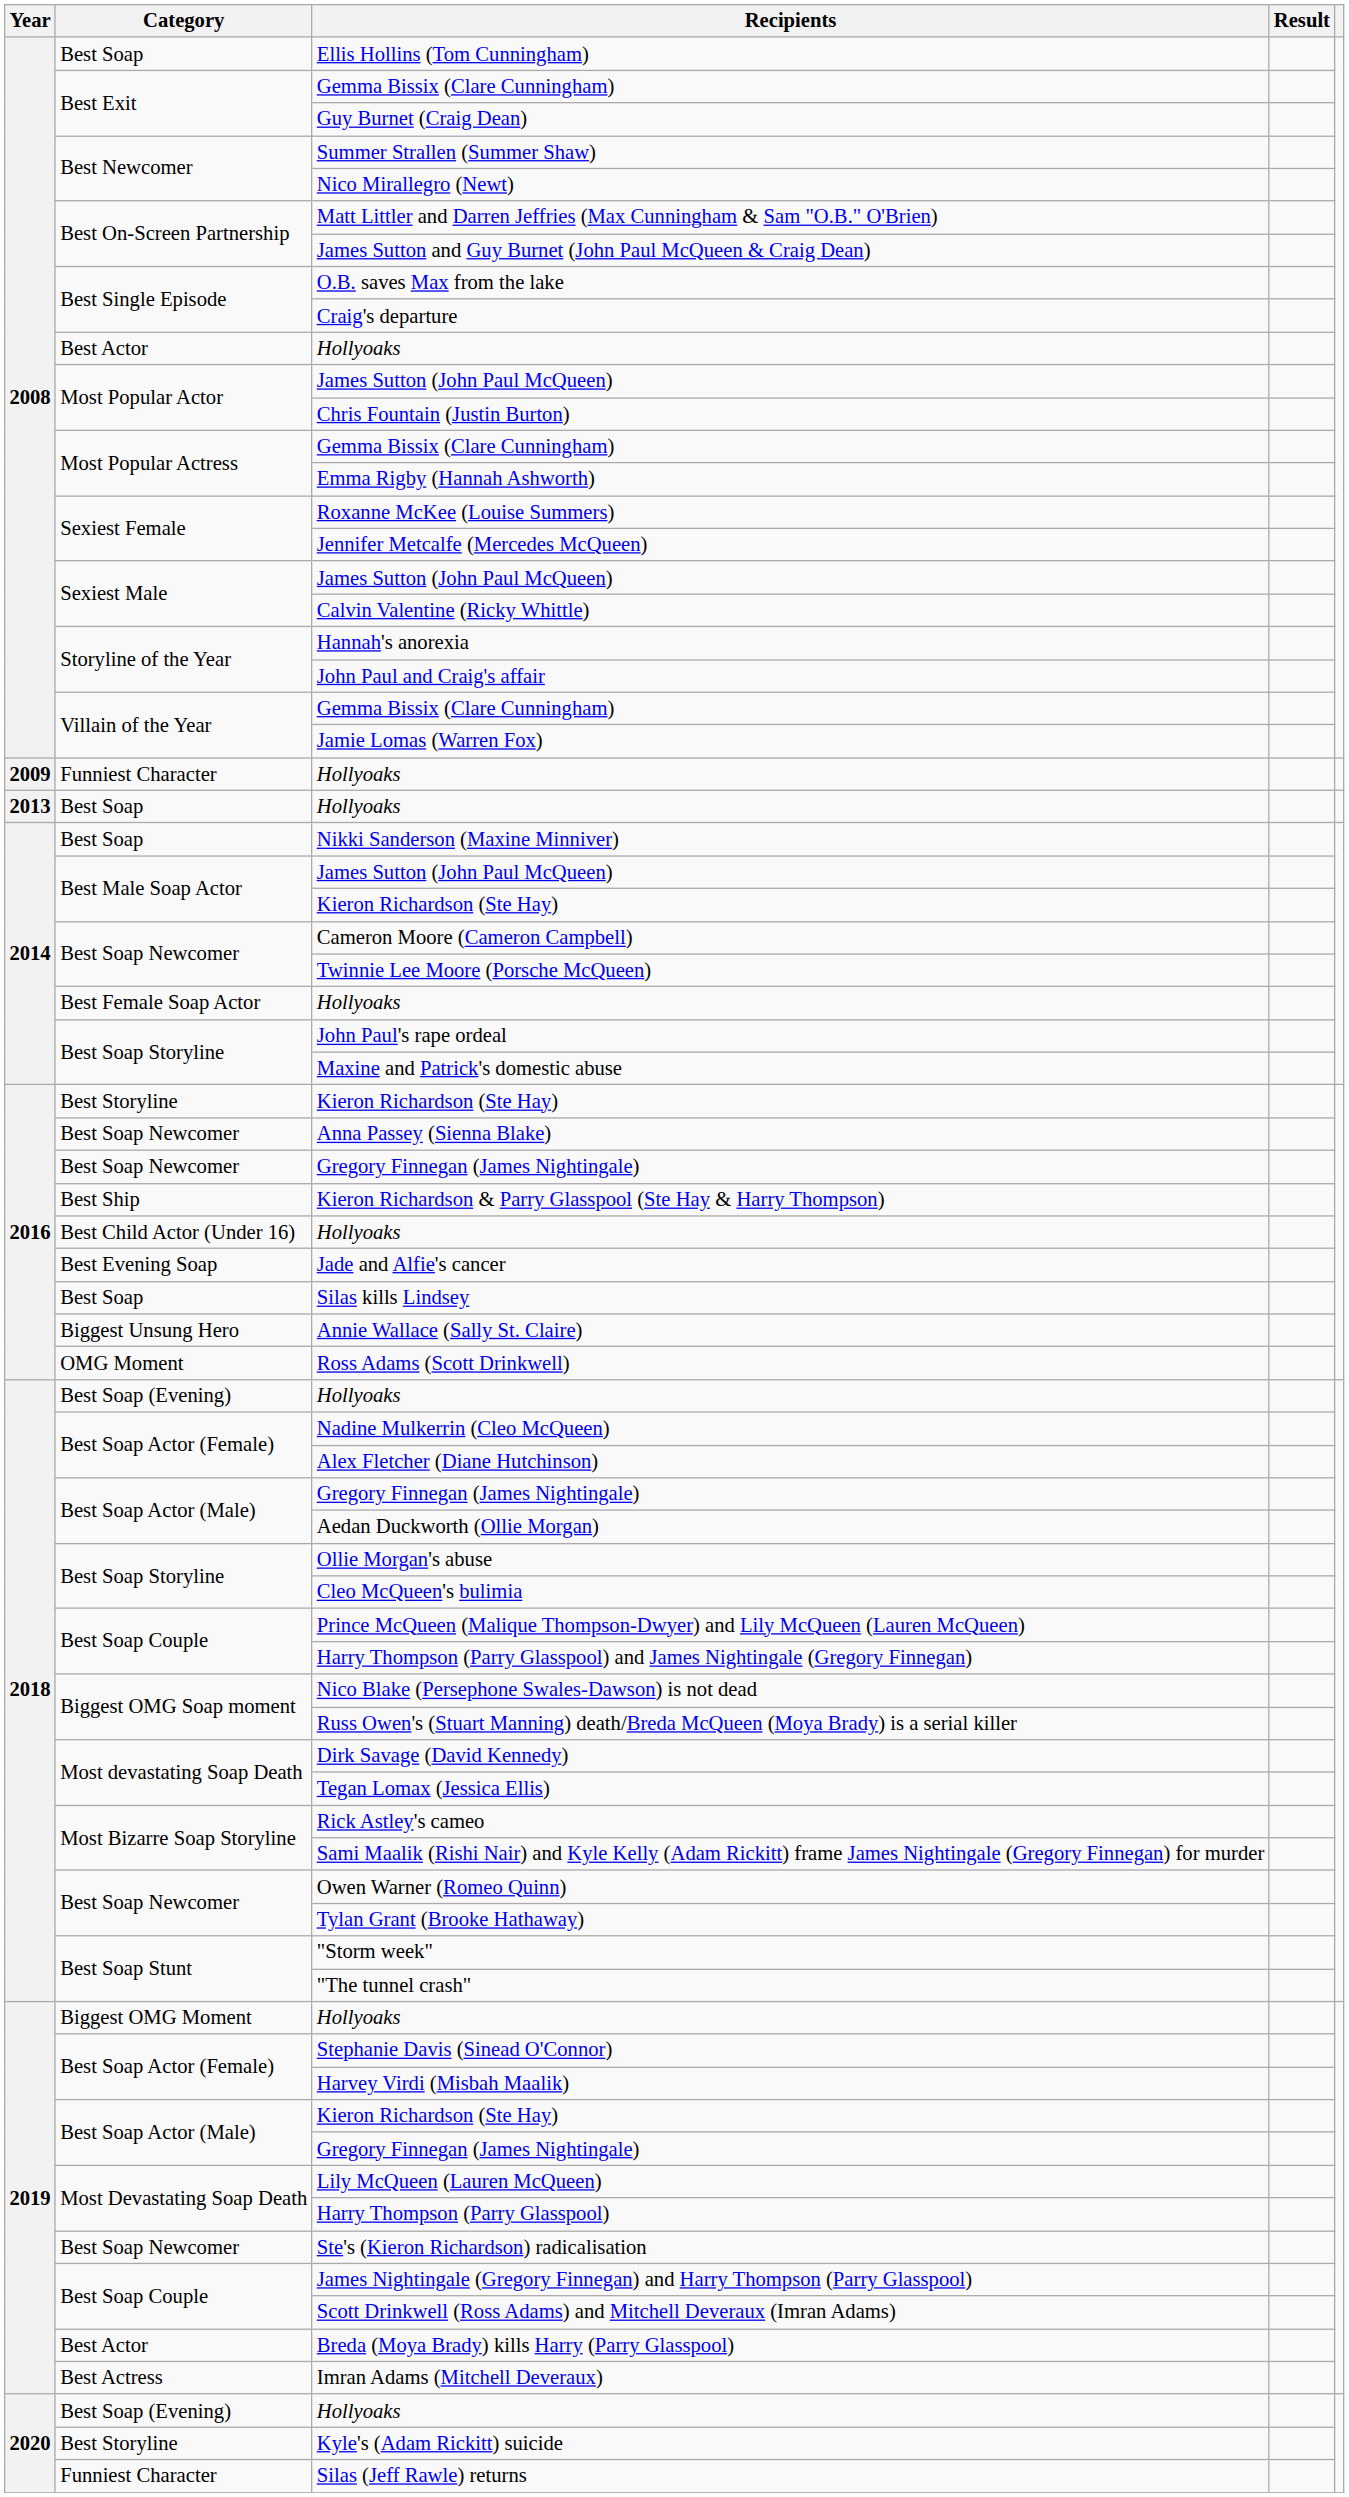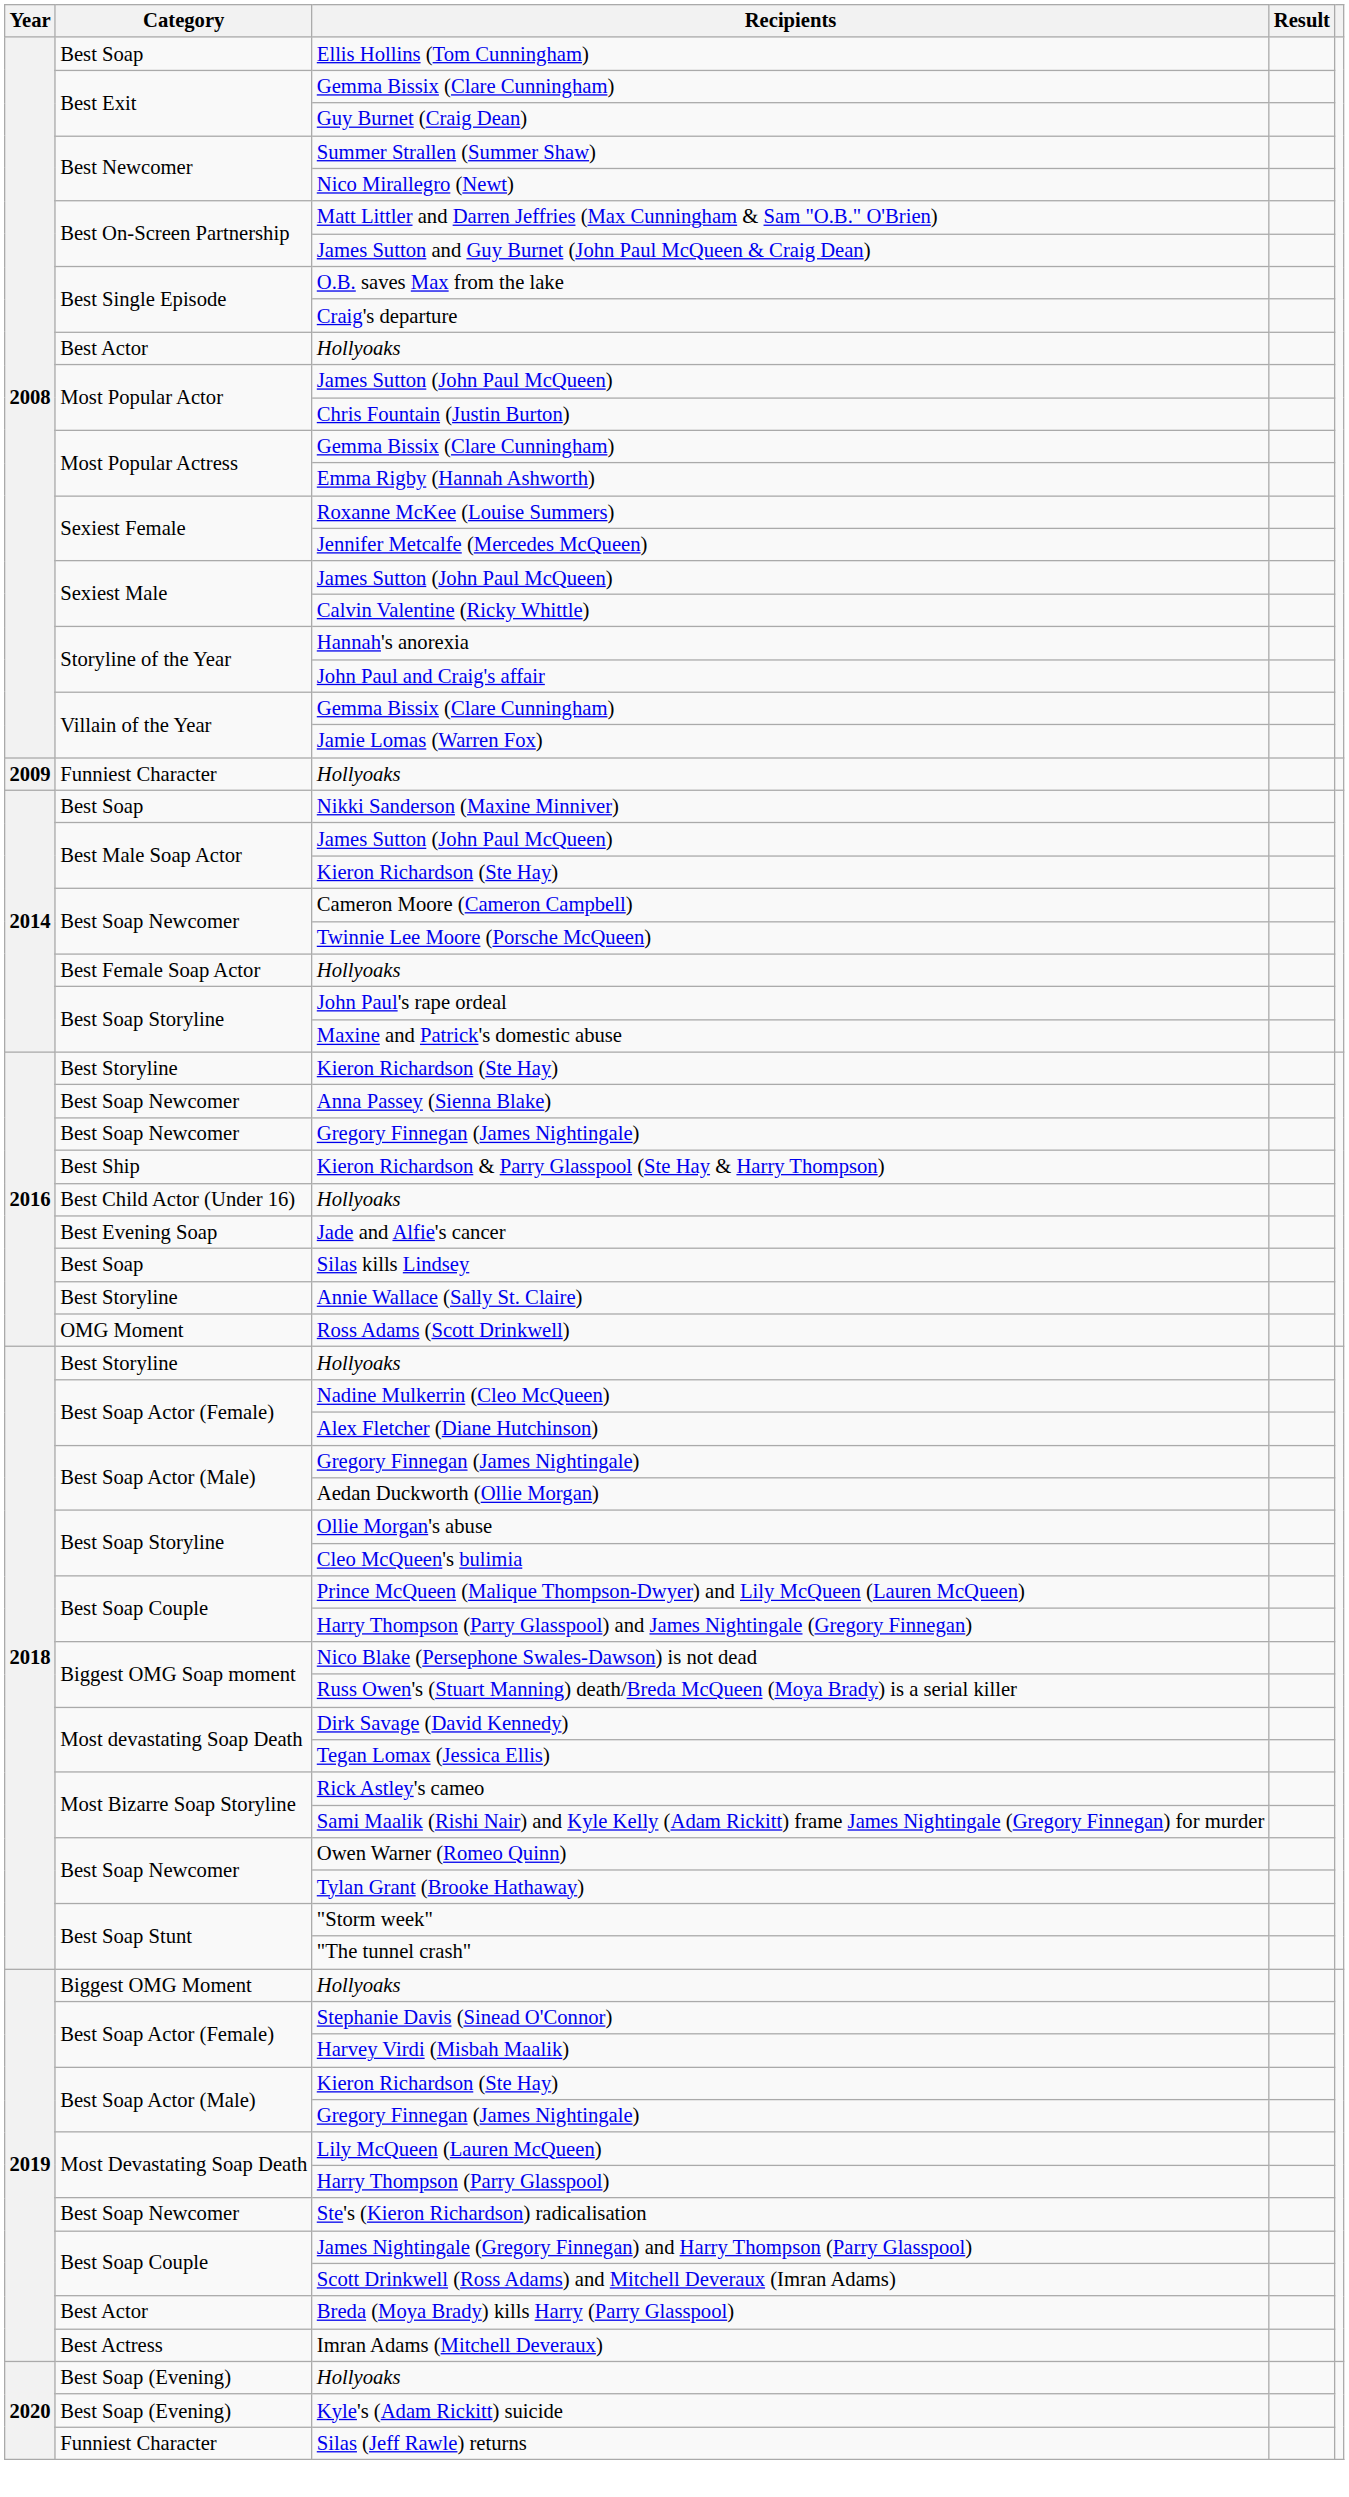- row: (30, 806)
(150, 1330) Biggest Unsung Hero -> (119, 1297) Best Storyline
(146, 1395) Best Soap (Evening) -> (119, 1362) Best Storyline
(119, 2443) Best Storyline -> (146, 2410) Best Soap (Evening)
